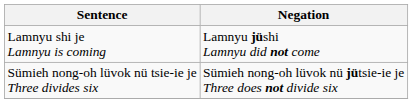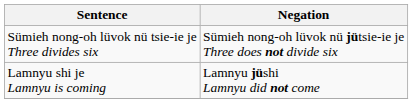rows swapped: (57, 44) <-> (102, 80)
